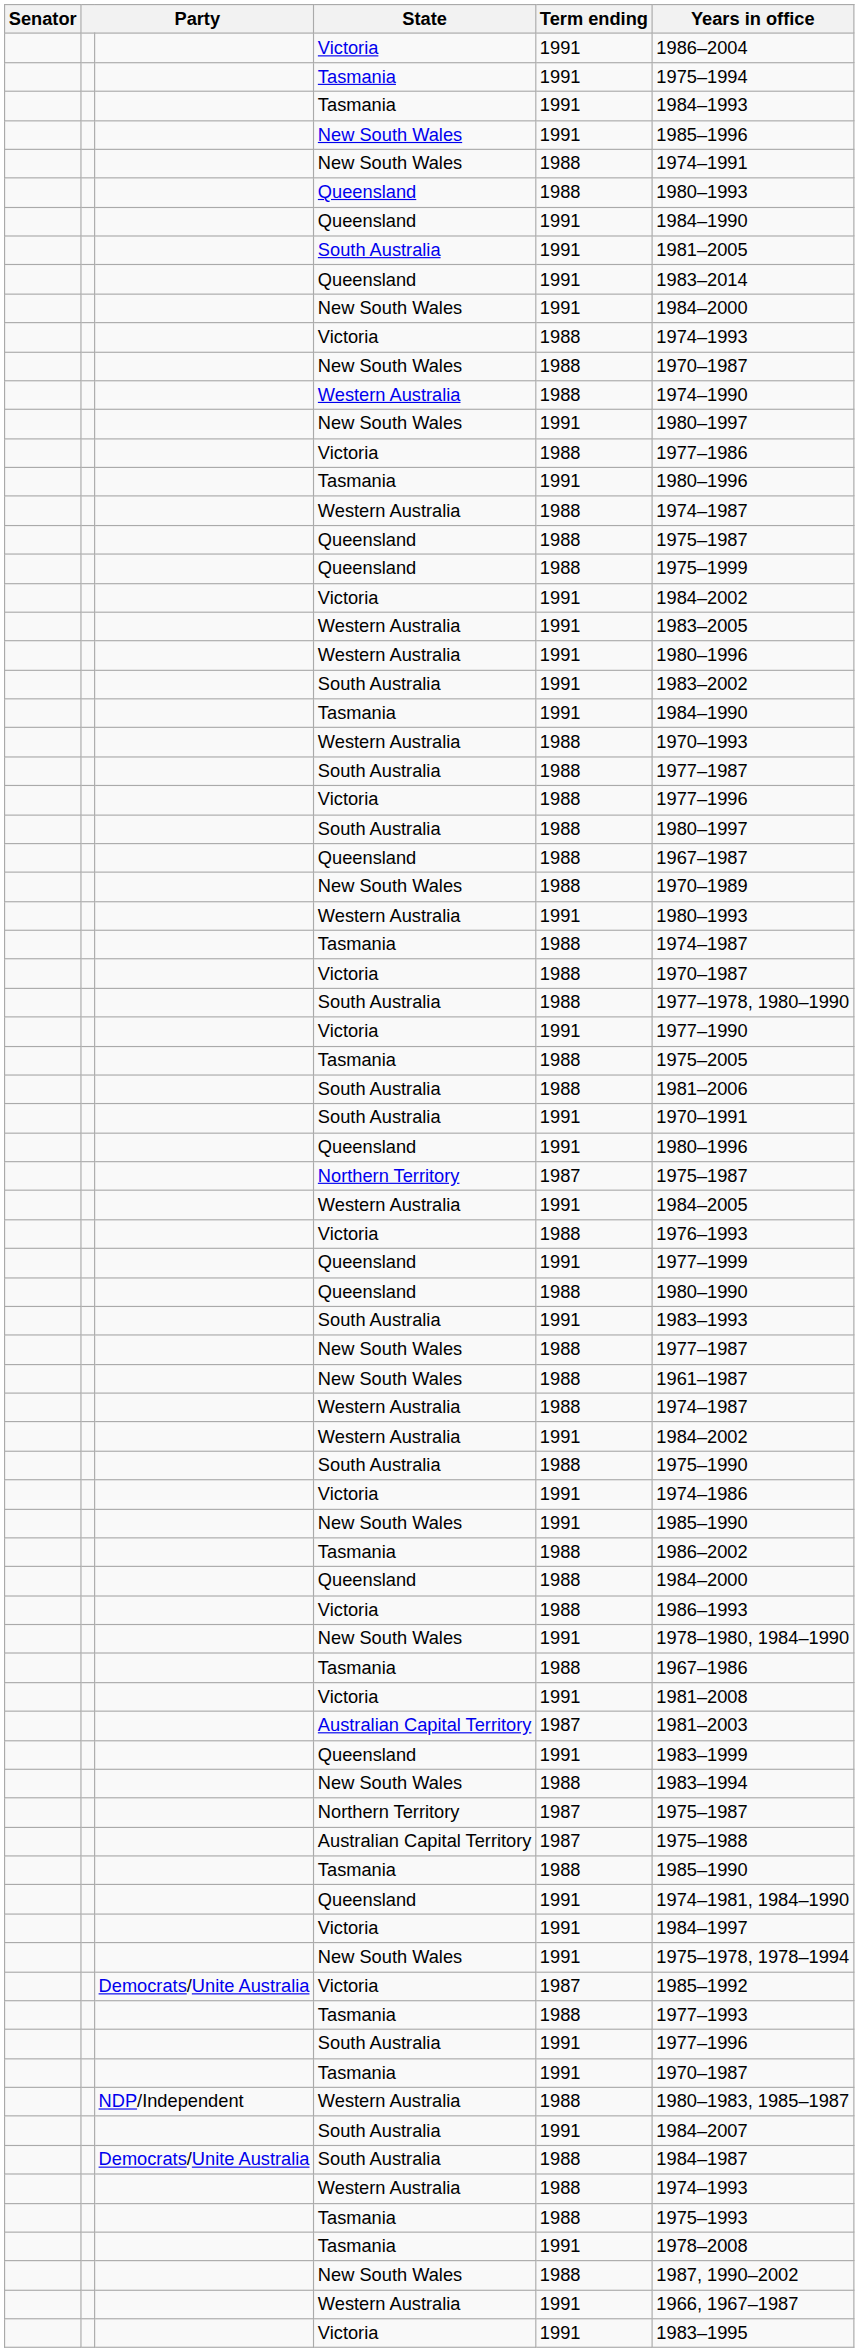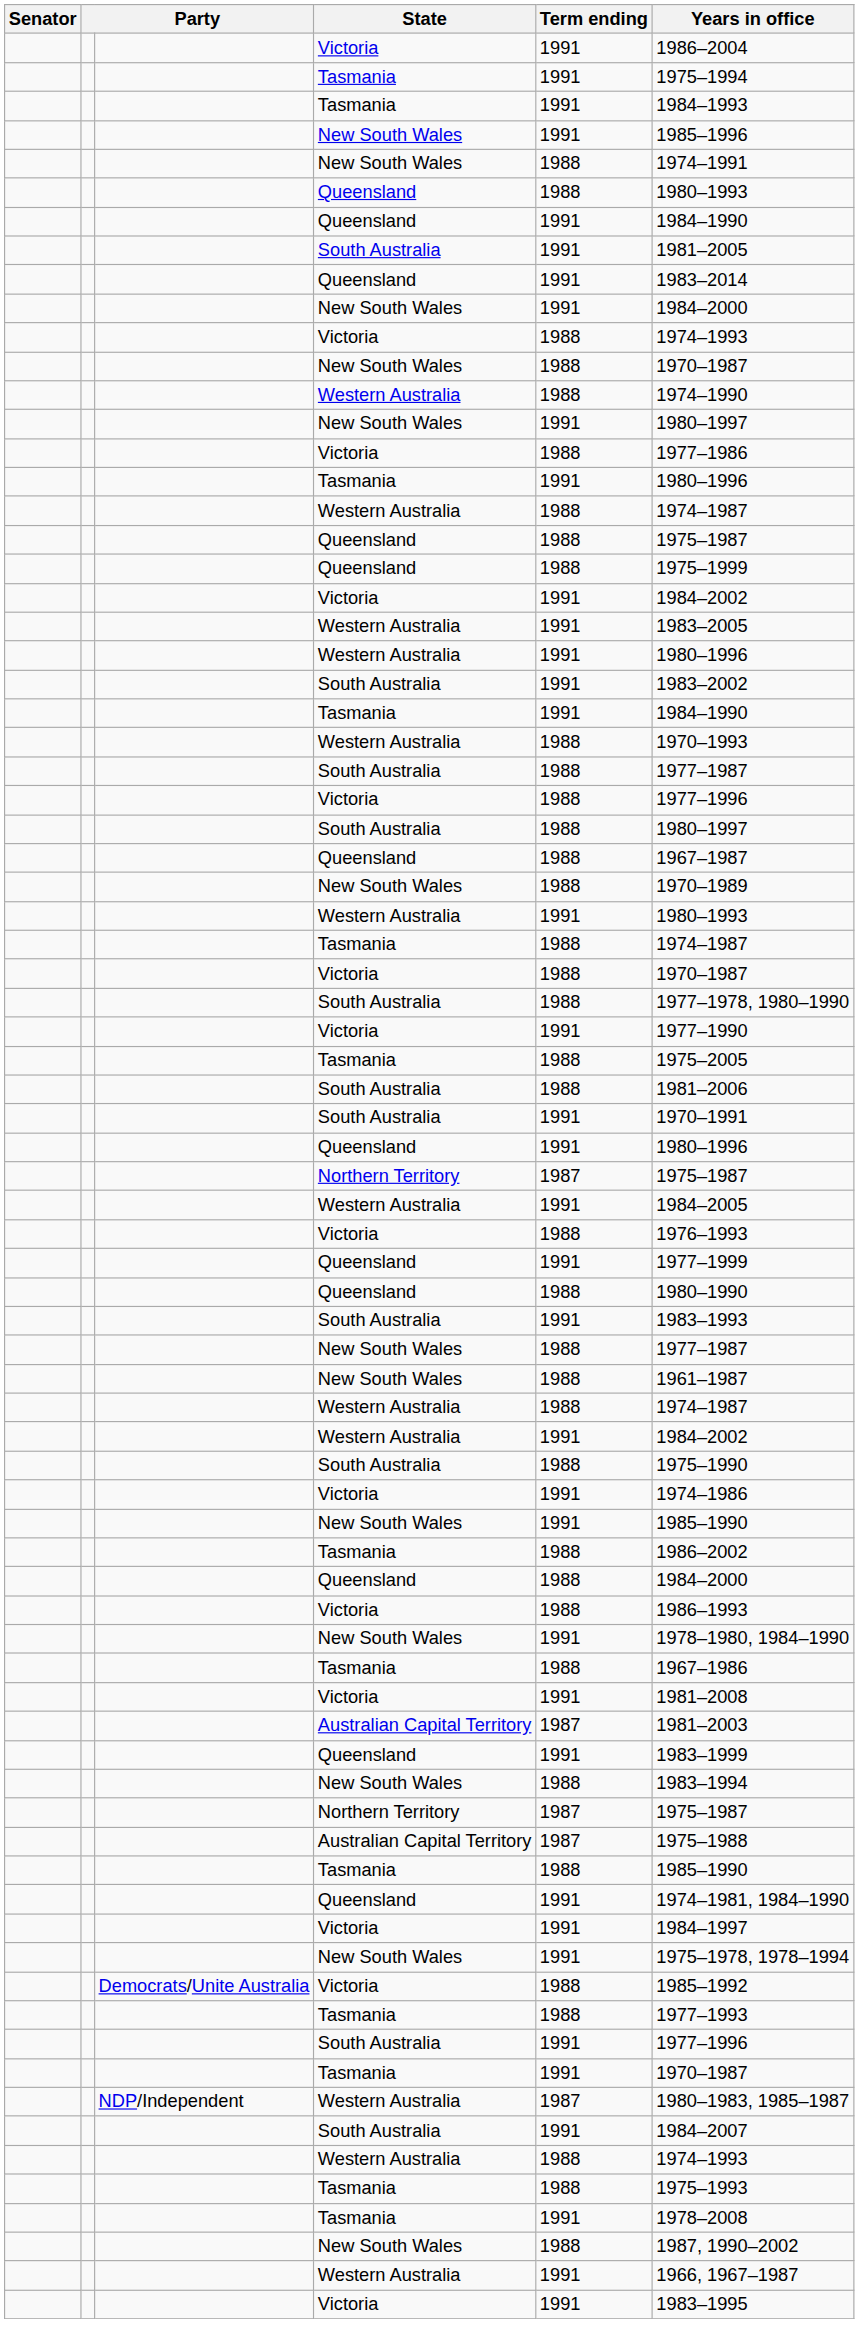(560, 1986) 1987 -> (560, 1986) 1988
(560, 2101) 1988 -> (560, 2101) 1987
- row: (204, 2159)
